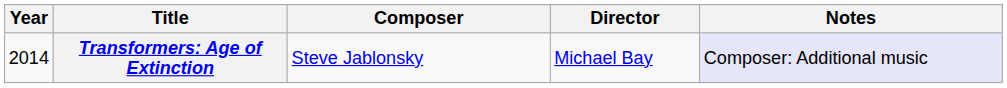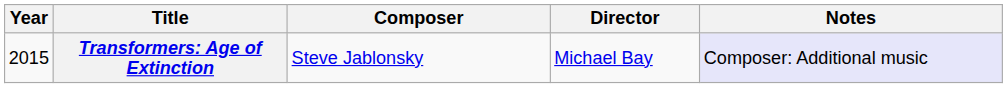(29, 57) 2014 -> (29, 57) 2015
